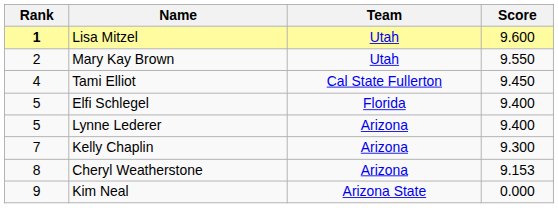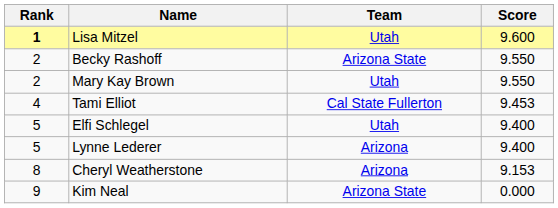+ row: (117, 59)
(517, 81) 9.450 -> (517, 103) 9.453
(384, 103) Florida -> (384, 125) Utah
- row: (113, 147)
